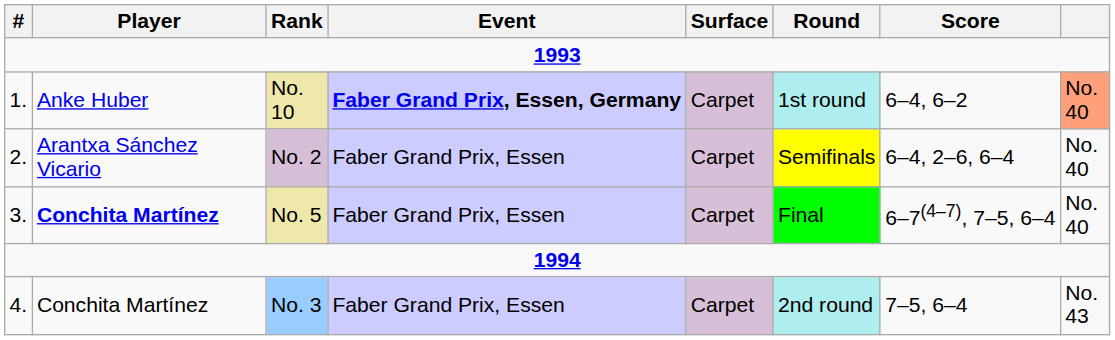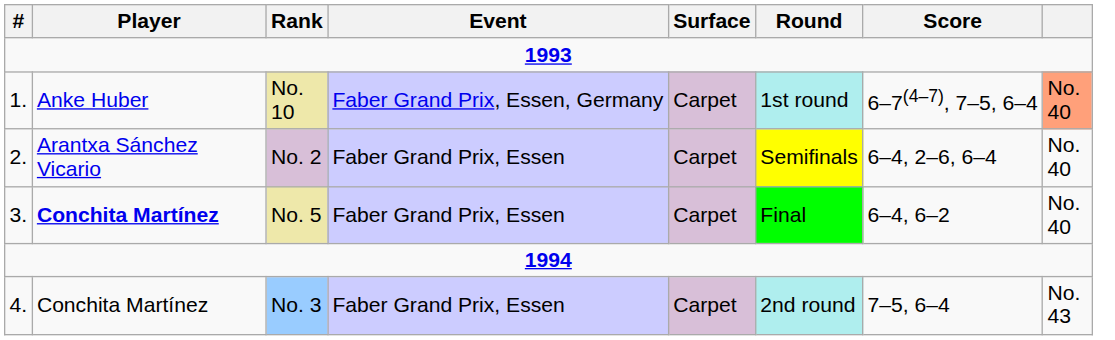(507, 100) bold -> (498, 100) normal
(926, 100) 6–4, 6–2 -> (953, 100) 6–7(4–7), 7–5, 6–4
(970, 214) 6–7(4–7), 7–5, 6–4 -> (909, 214) 6–4, 6–2
